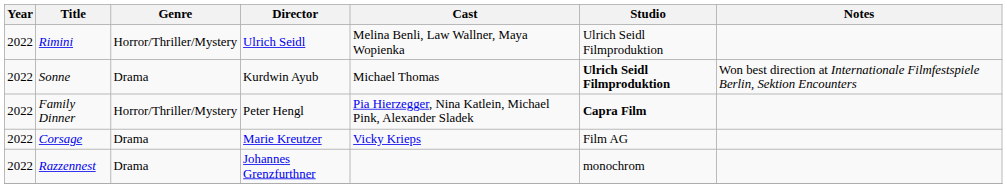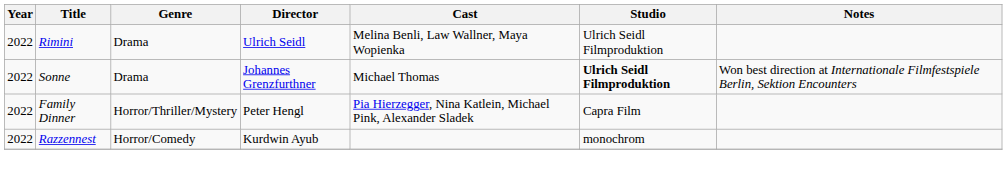(175, 42) Horror/Thriller/Mystery -> (131, 42) Drama
(281, 76) Kurdwin Ayub -> (279, 76) Johannes Grenzfurthner
(615, 111) bold -> (612, 111) normal
- row: (61, 139)
(131, 166) Drama -> (154, 139) Horror/Comedy
(279, 166) Johannes Grenzfurthner -> (281, 139) Kurdwin Ayub
